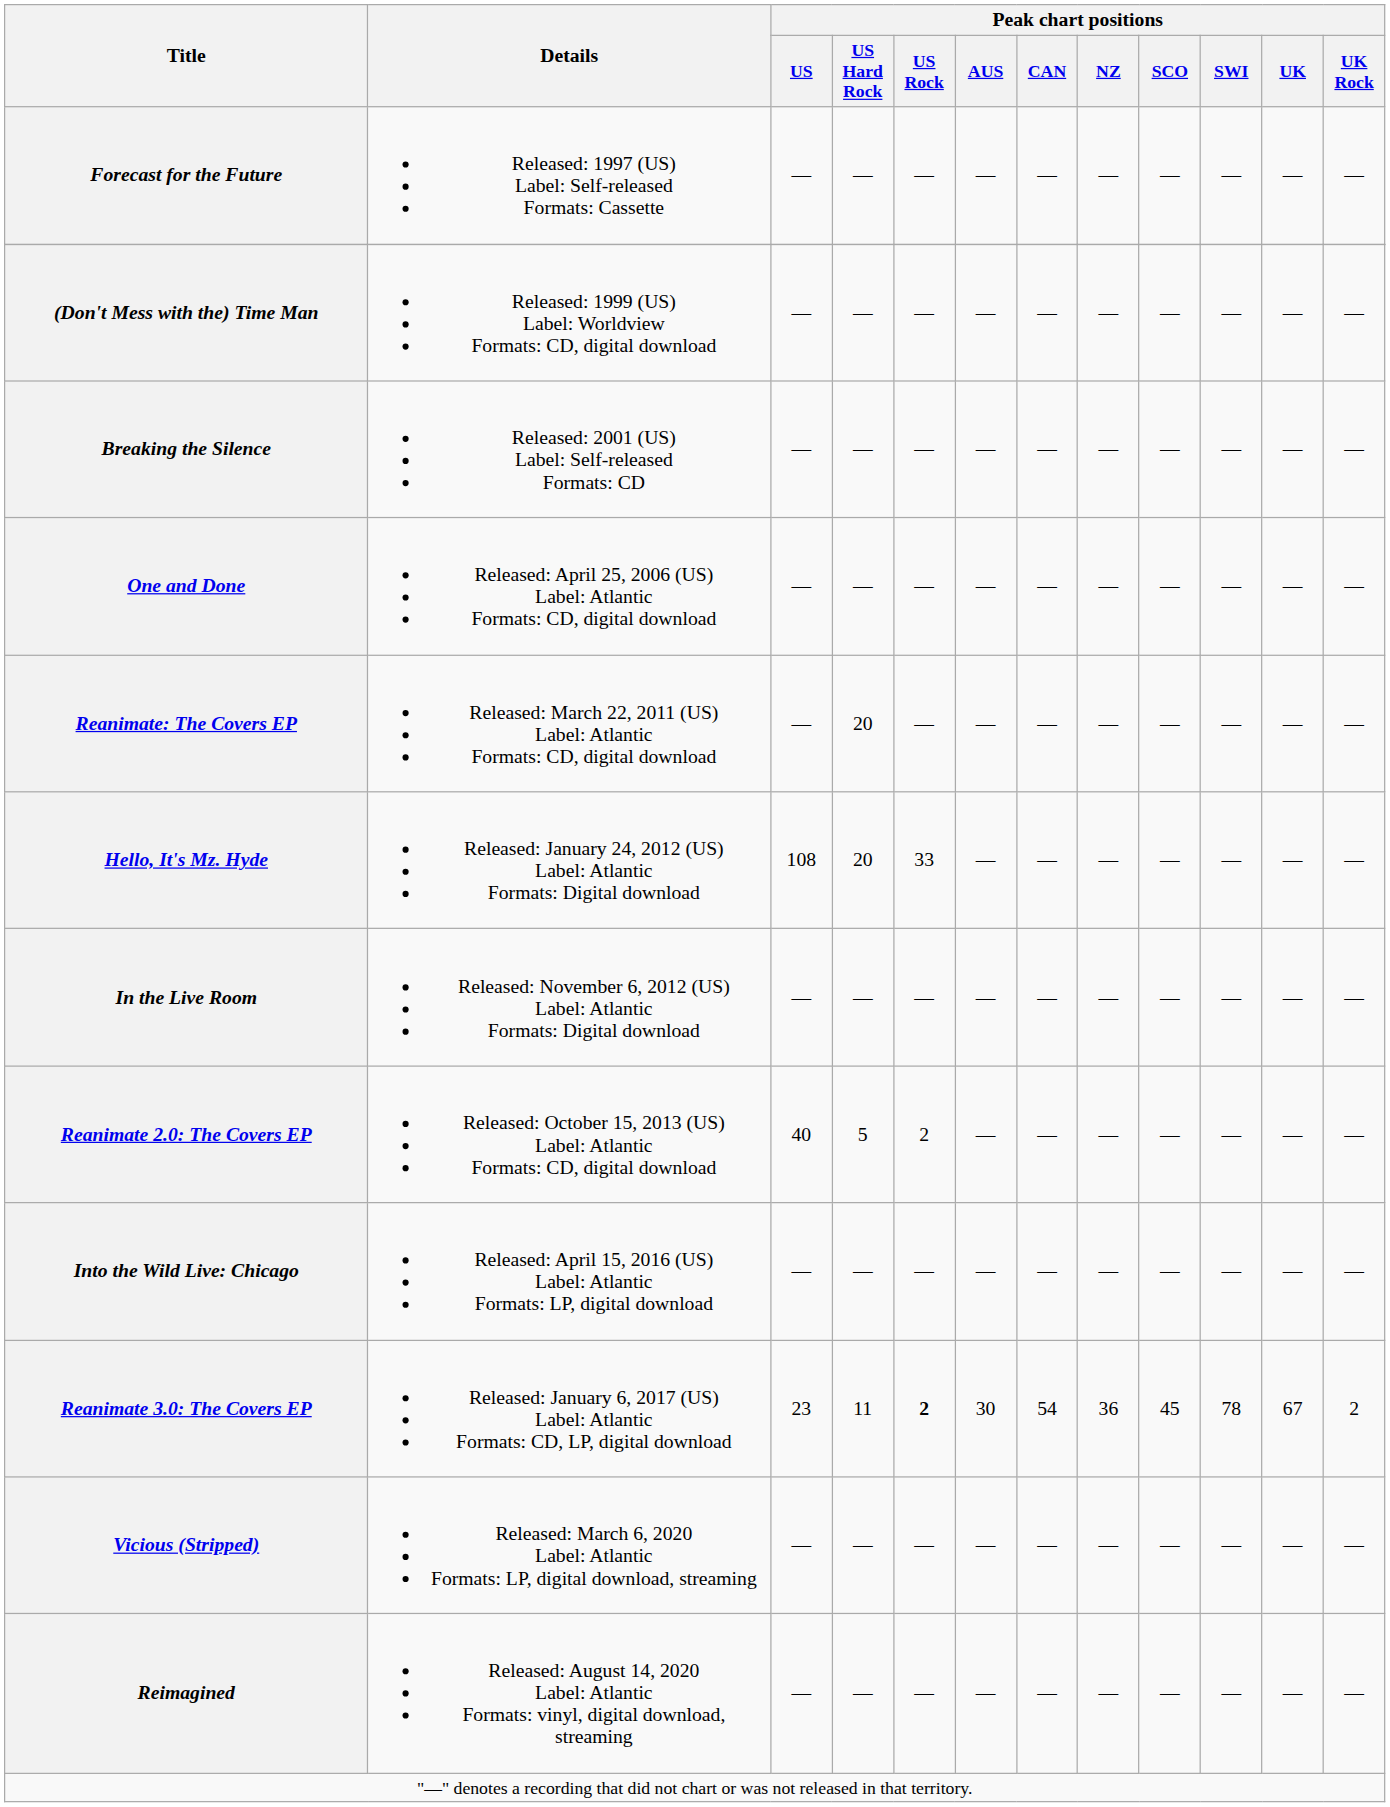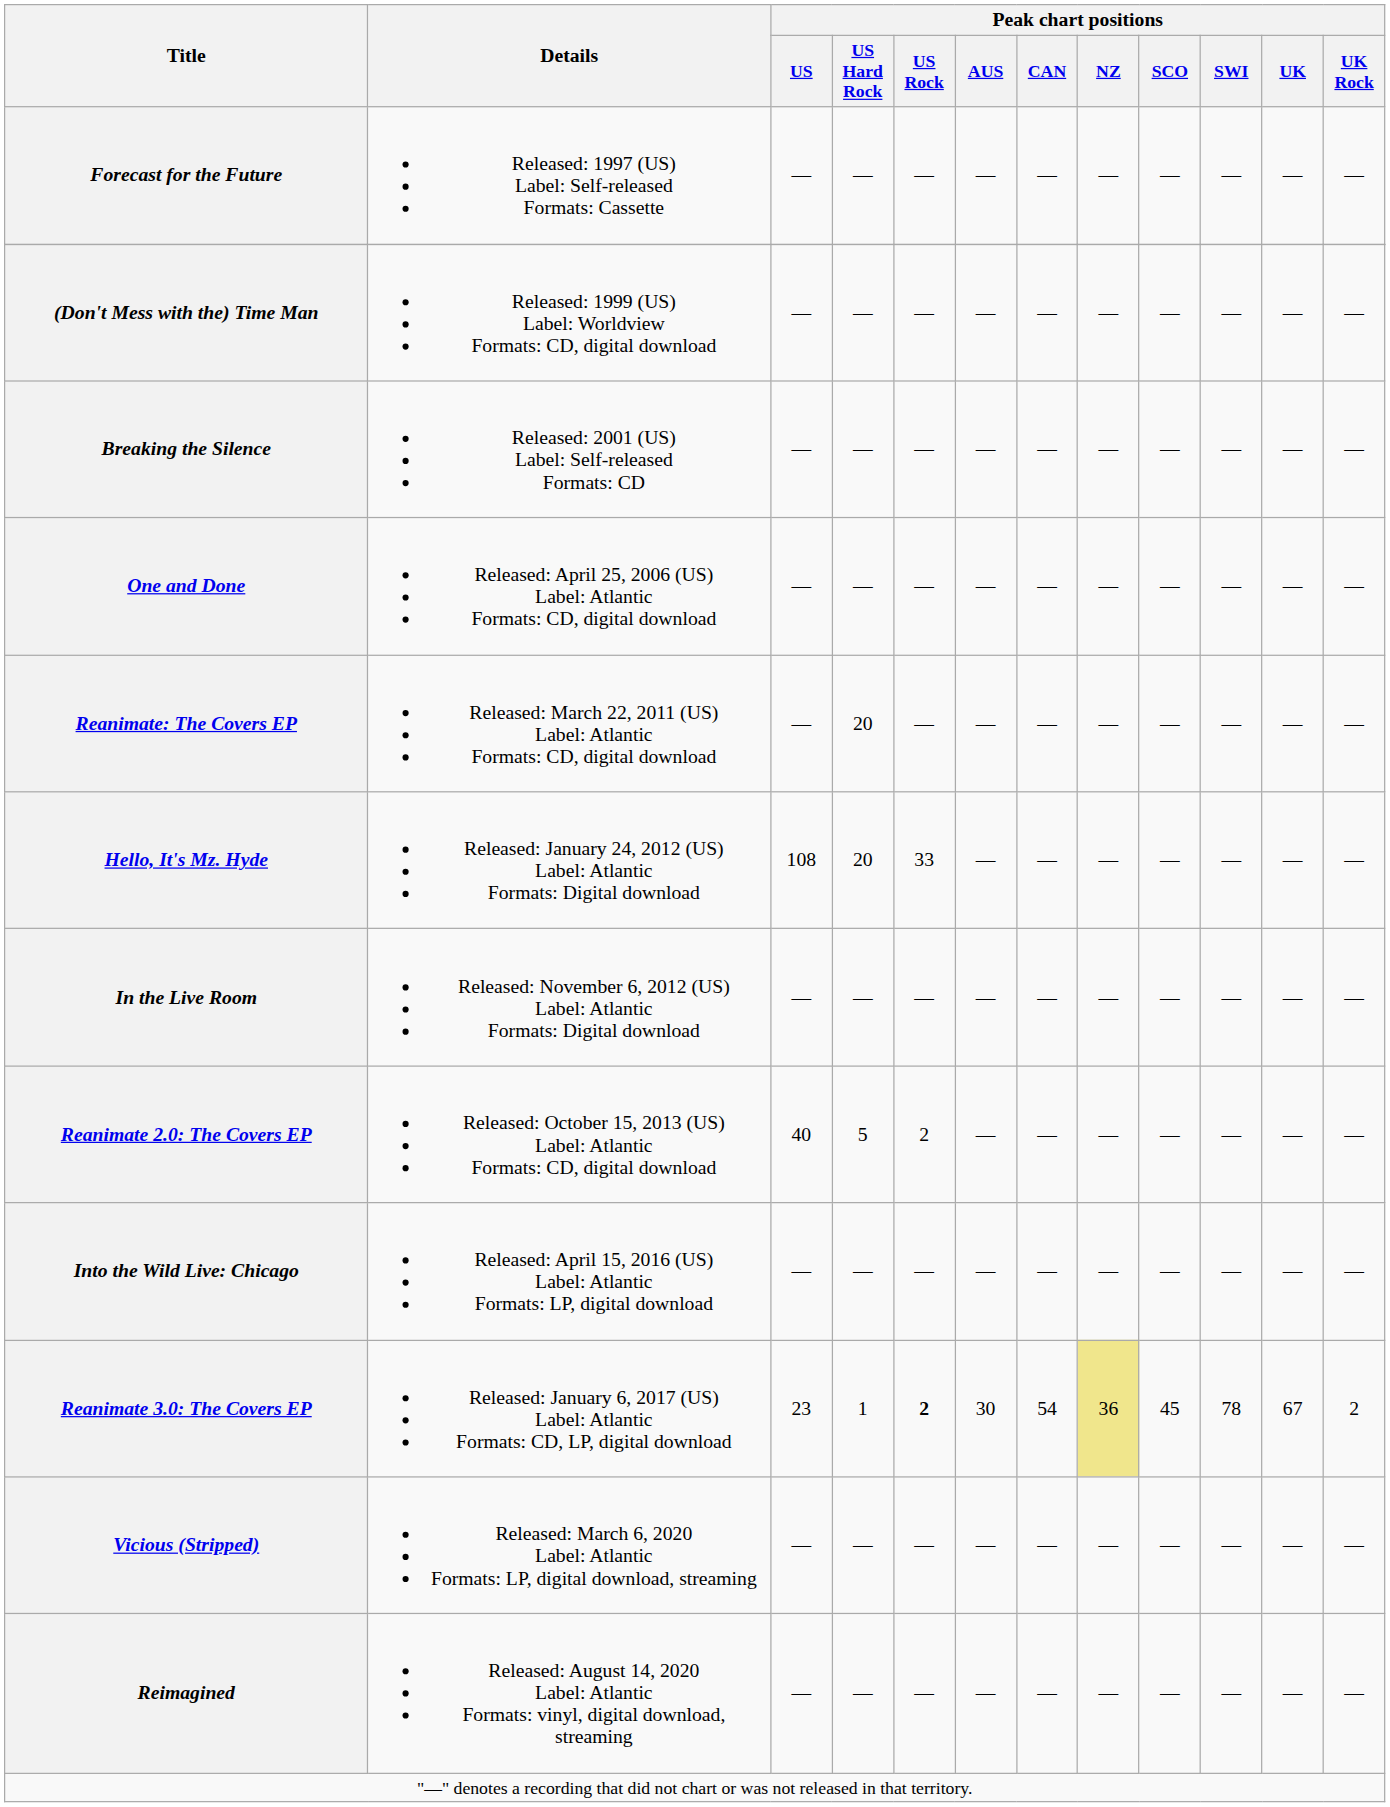(863, 1408) 11 -> (863, 1408) 1
(1108, 1408) no background -> (1108, 1408) khaki background
